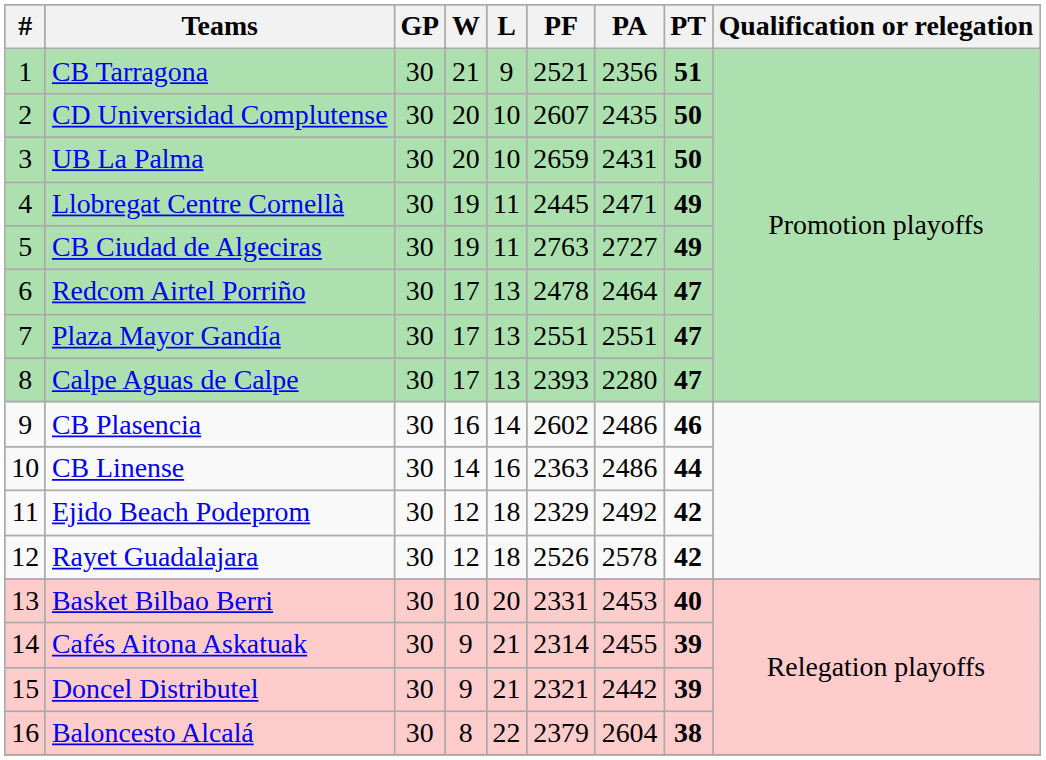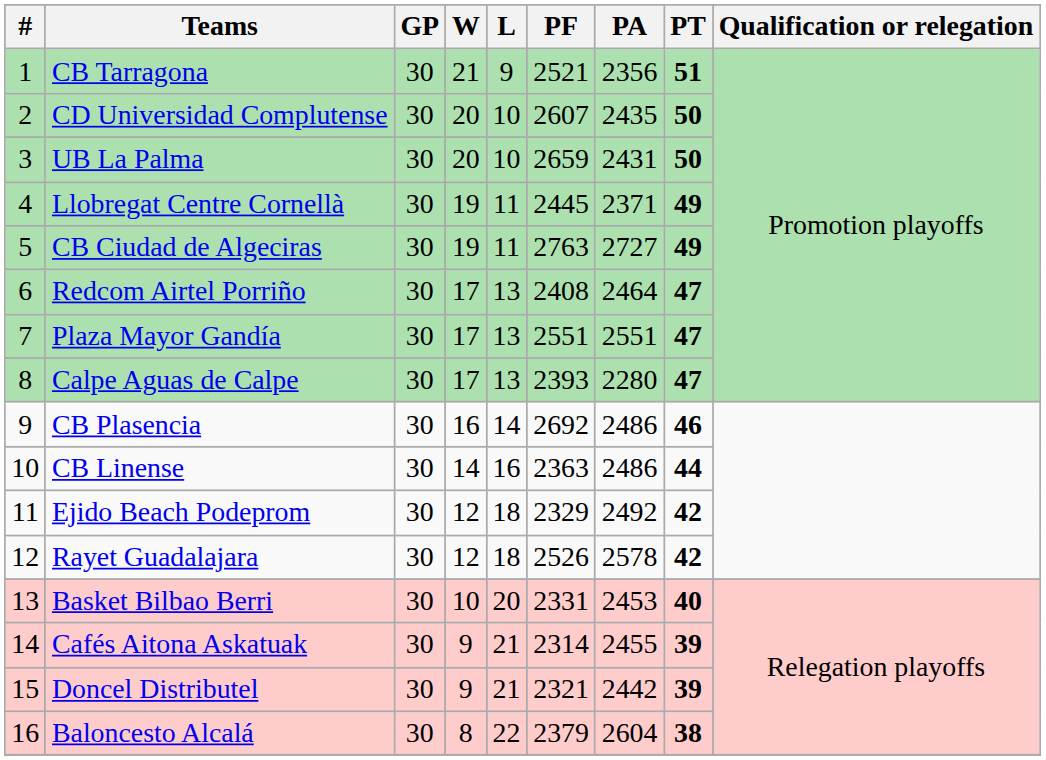(630, 203) 2471 -> (630, 203) 2371
(561, 291) 2478 -> (561, 291) 2408
(561, 423) 2602 -> (561, 423) 2692
